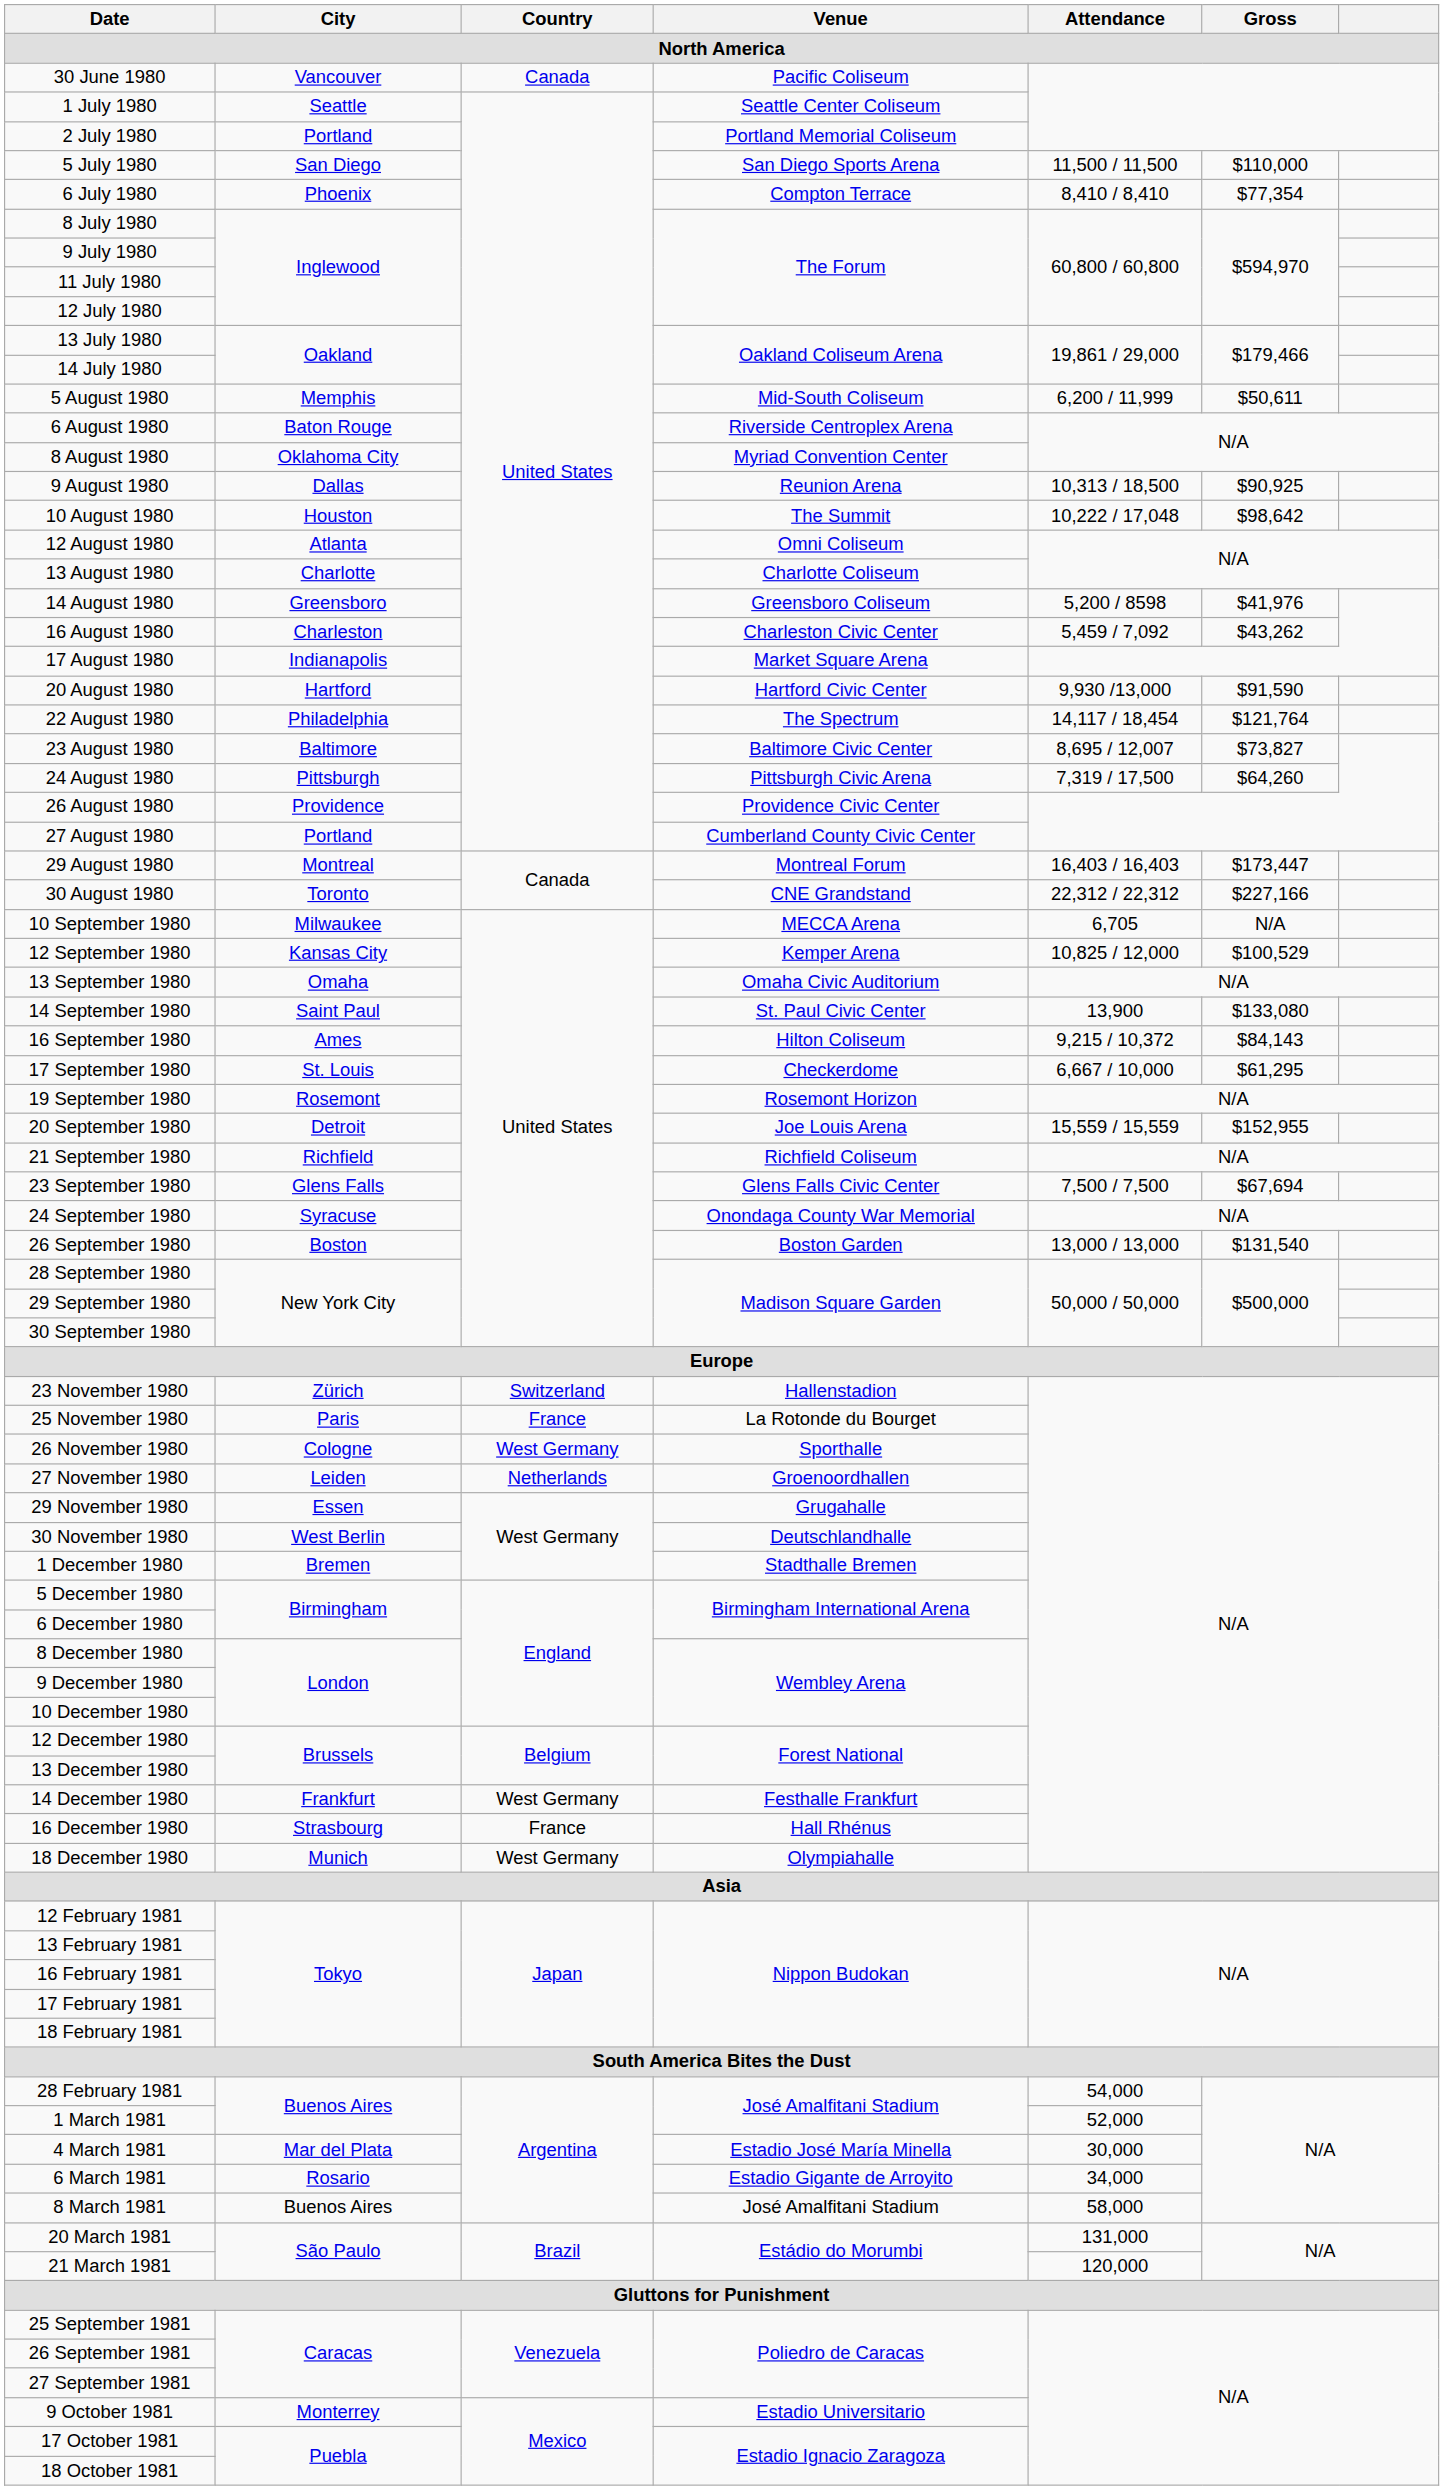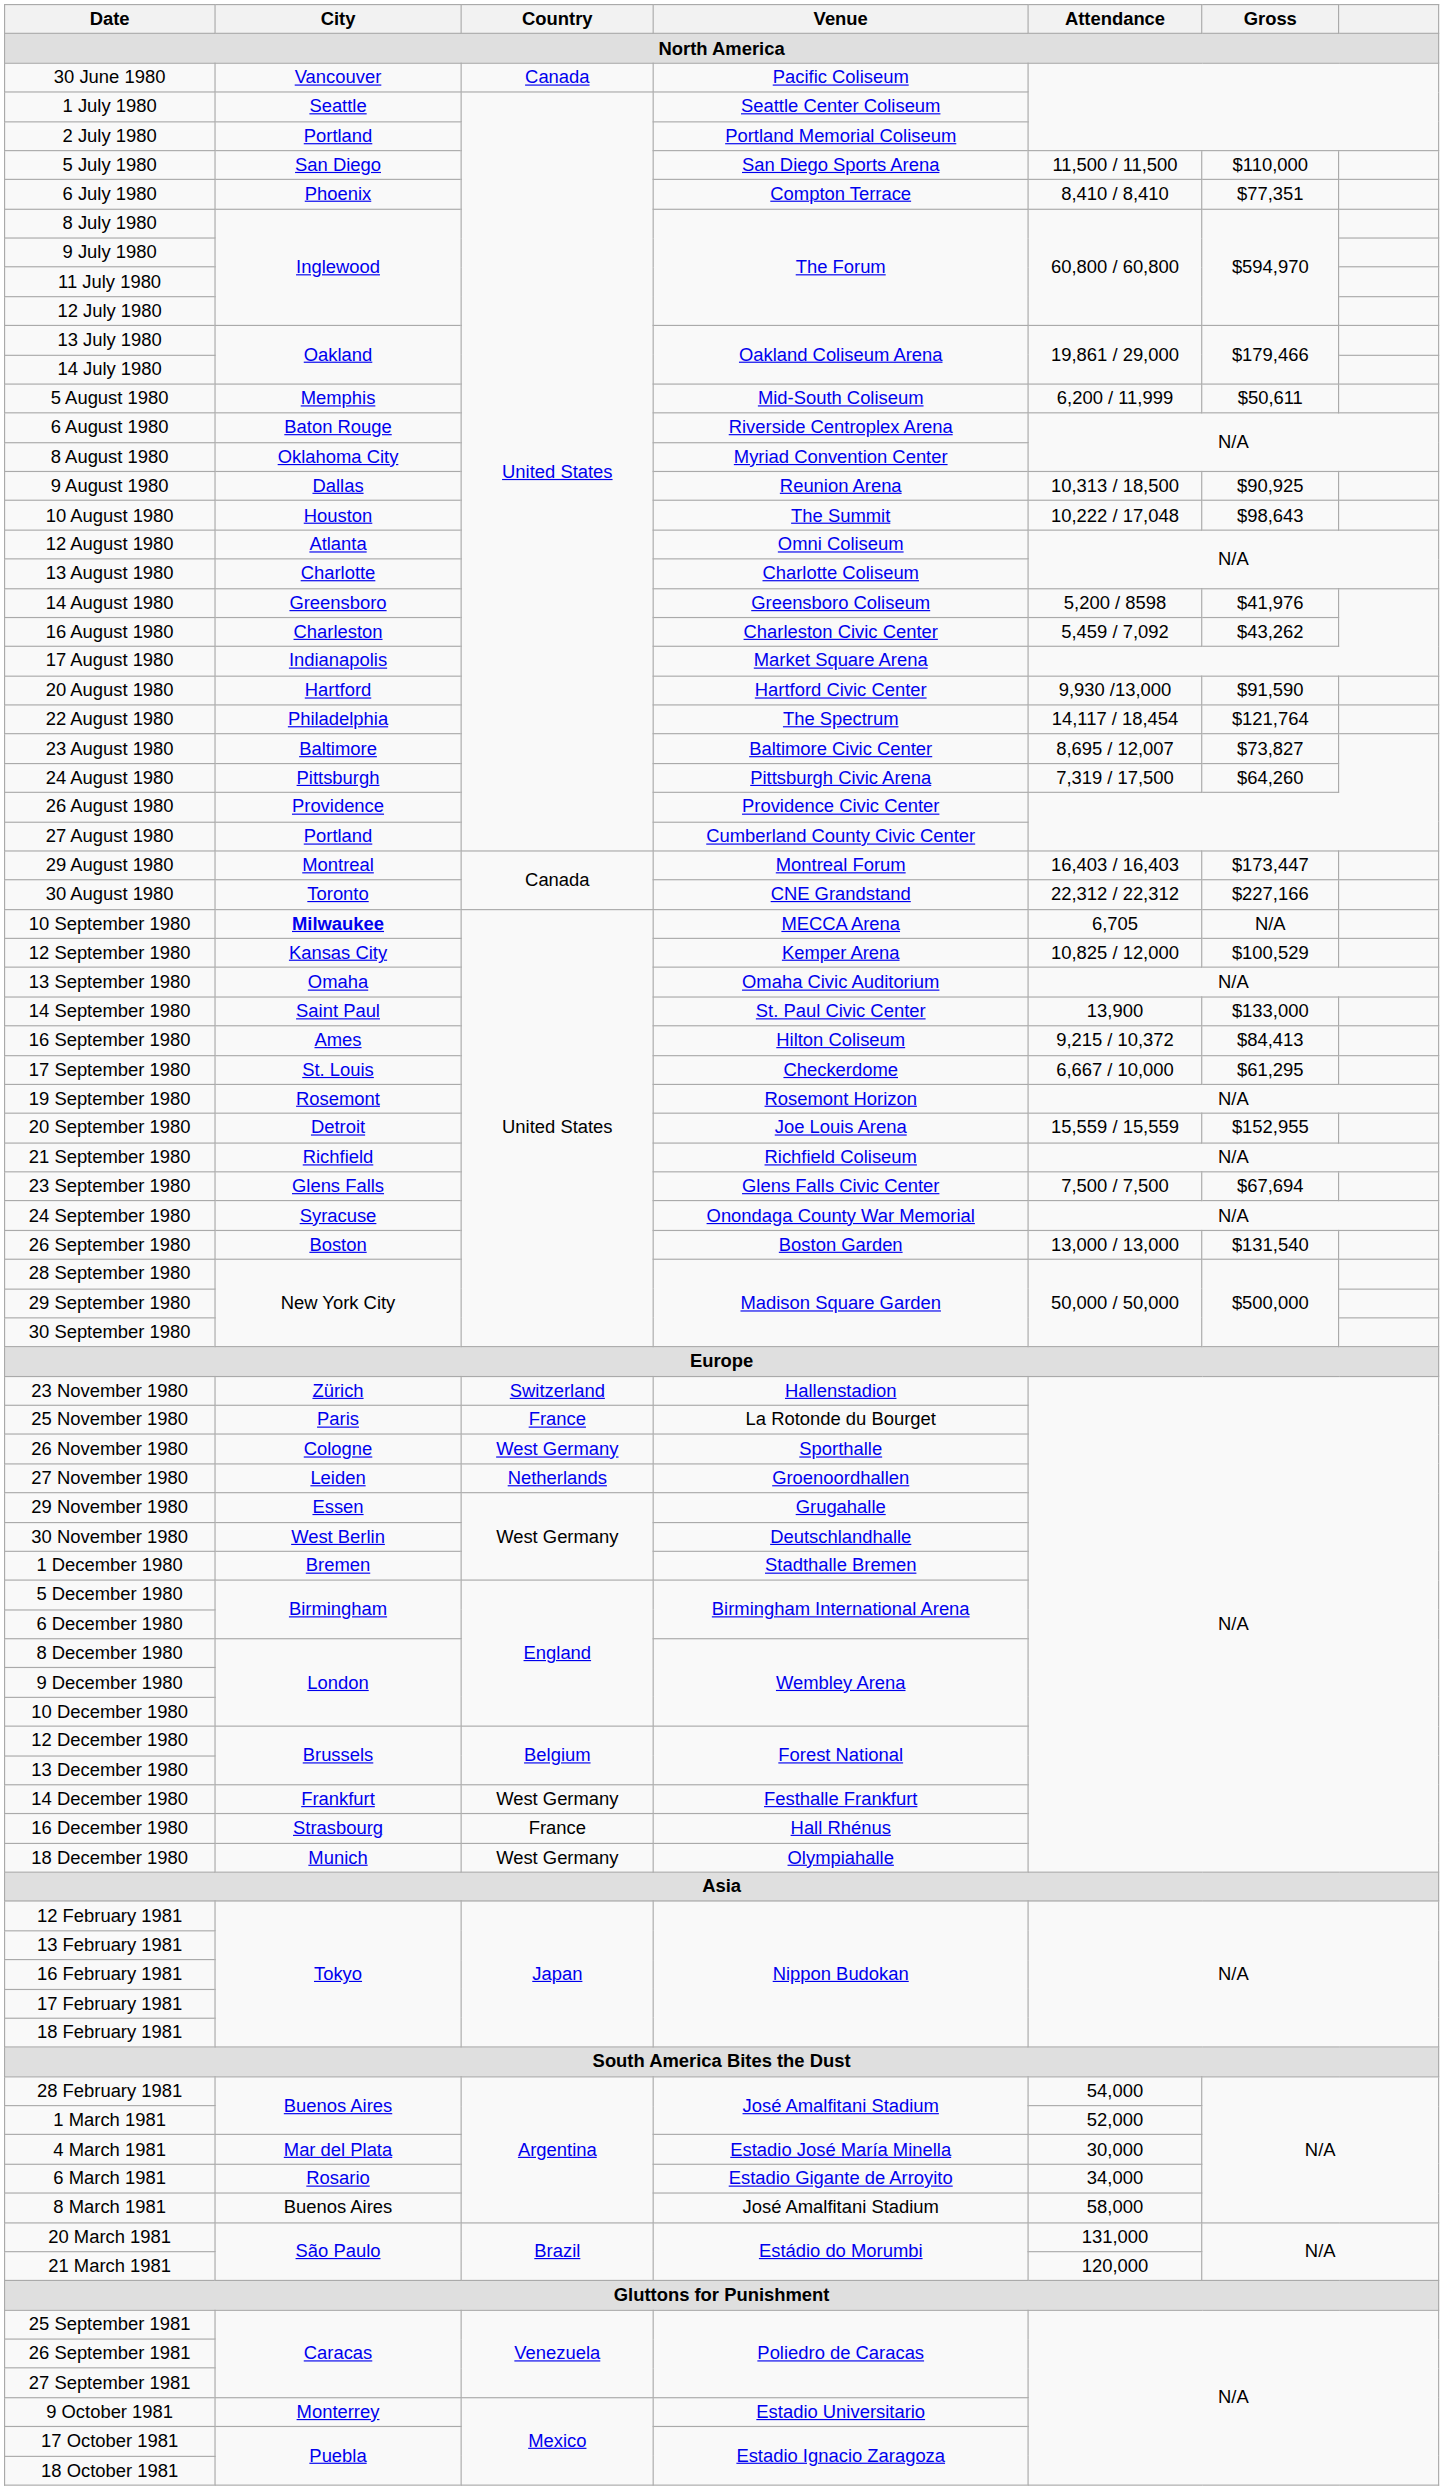(1270, 194) $77,354 -> (1270, 194) $77,351
(1270, 515) $98,642 -> (1270, 515) $98,643
(338, 923) normal -> (338, 923) bold
(1270, 1011) $133,080 -> (1270, 1011) $133,000
(1270, 1040) $84,143 -> (1270, 1040) $84,413
